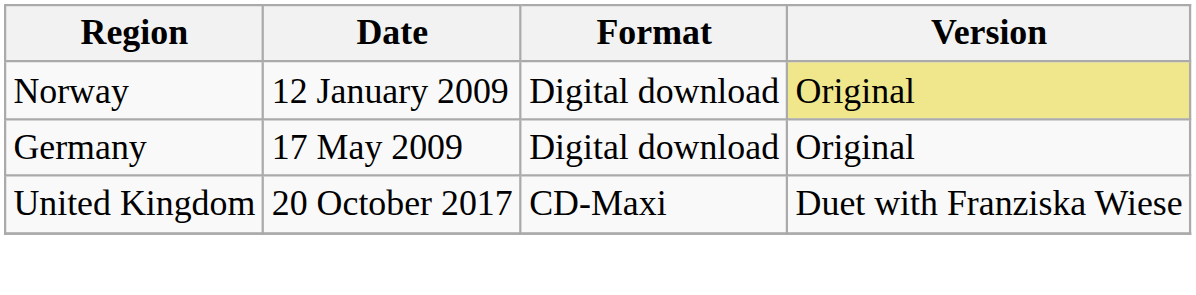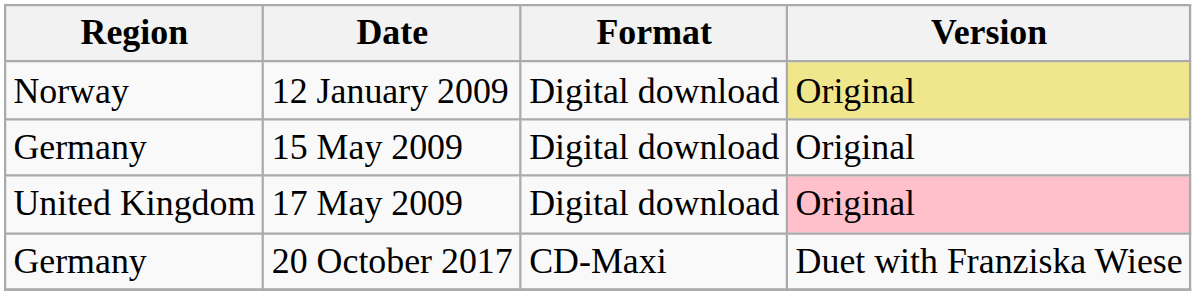+ row: (367, 146)
(80, 146) Germany -> (134, 203) United Kingdom
(855, 146) no background -> (855, 203) pink background
(134, 203) United Kingdom -> (80, 260) Germany
